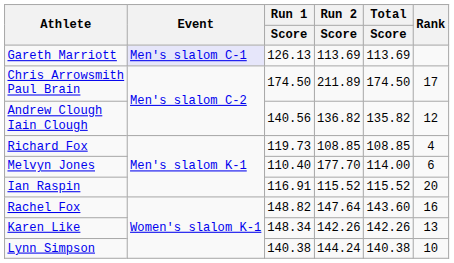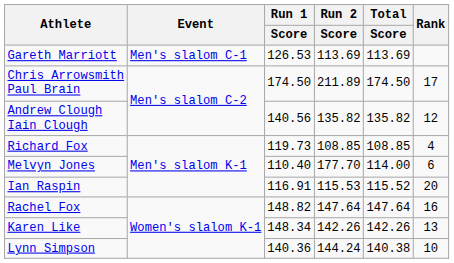(188, 55) lavender background -> (188, 55) no background
(289, 55) 126.13 -> (289, 55) 126.53
(339, 118) 136.82 -> (339, 118) 135.82
(339, 187) 115.52 -> (339, 187) 115.53
(388, 207) 143.60 -> (388, 207) 147.64
(289, 248) 140.38 -> (289, 248) 140.36
